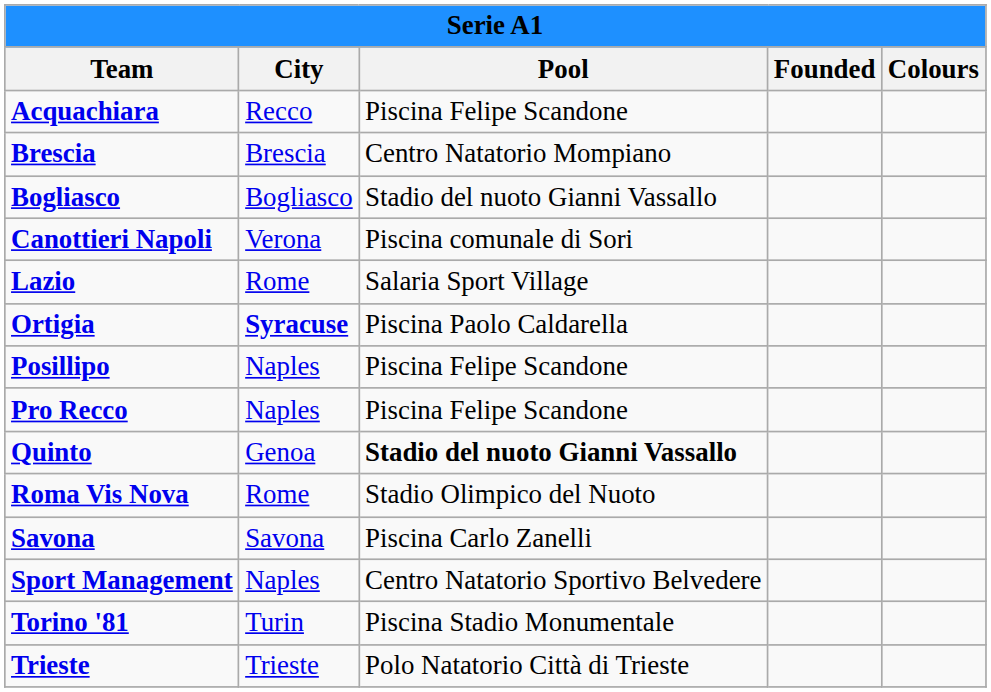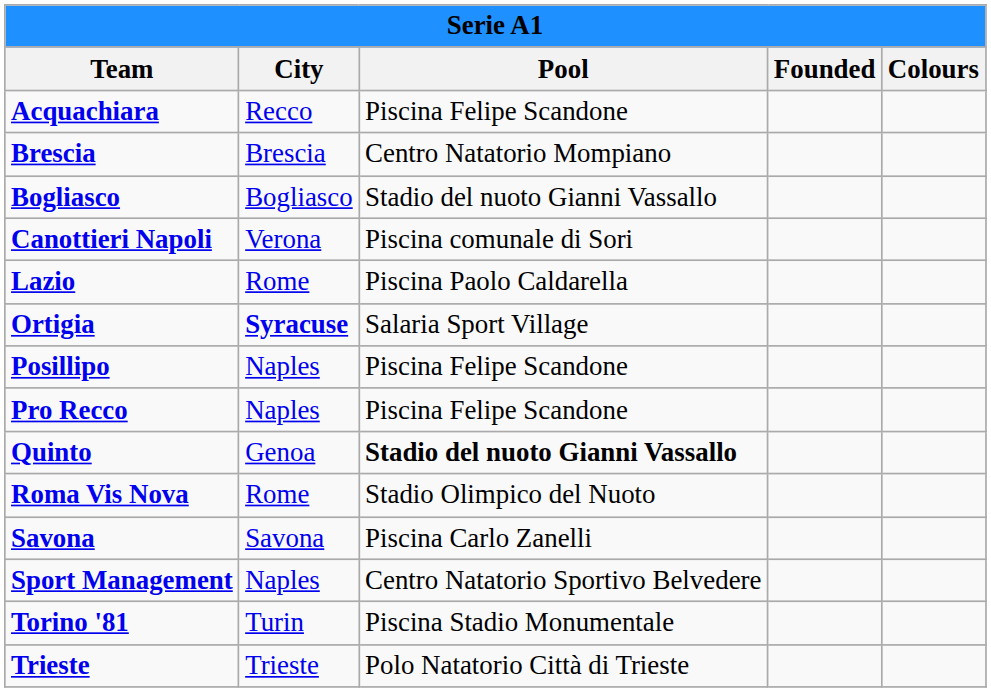(477, 281) Salaria Sport Village -> (496, 281) Piscina Paolo Caldarella
(496, 324) Piscina Paolo Caldarella -> (477, 324) Salaria Sport Village
